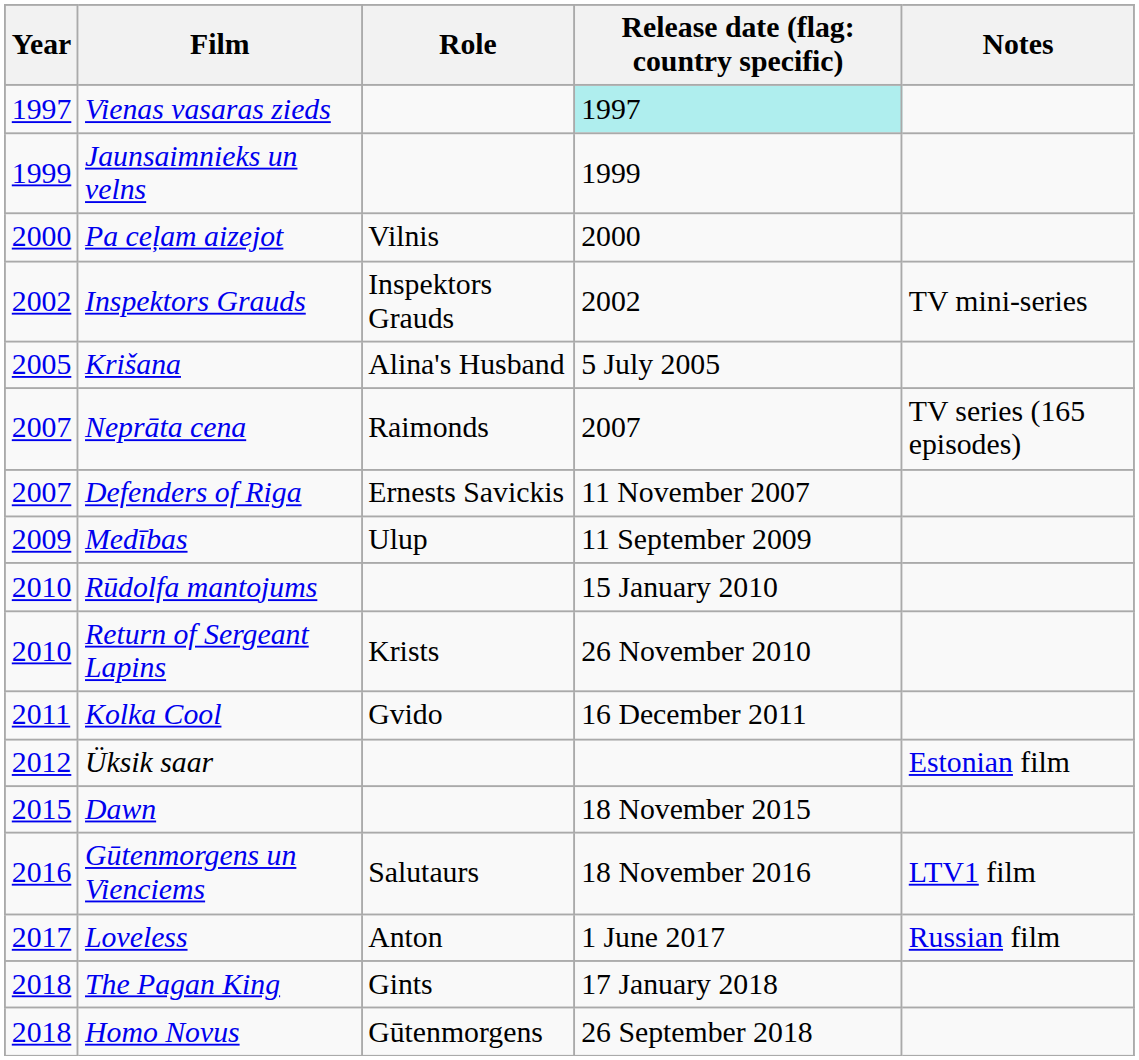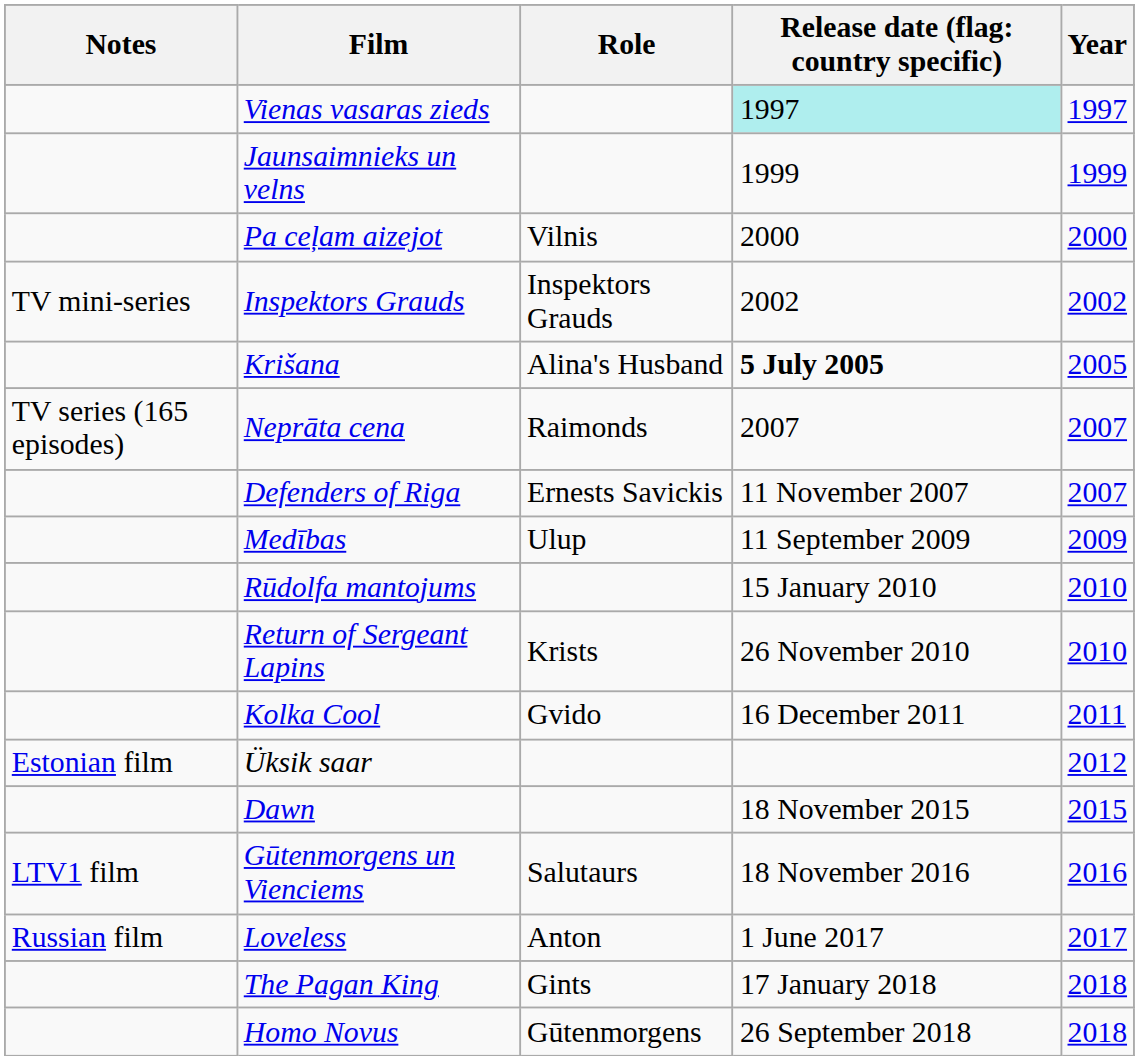columns swapped: (42, 44) <-> (1018, 44)
(651, 364) normal -> (812, 364) bold
